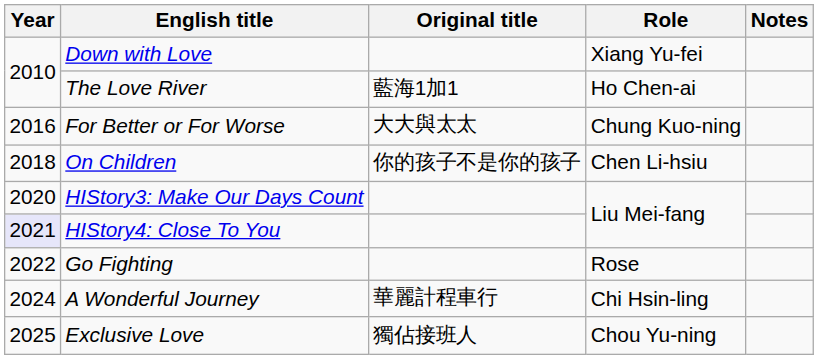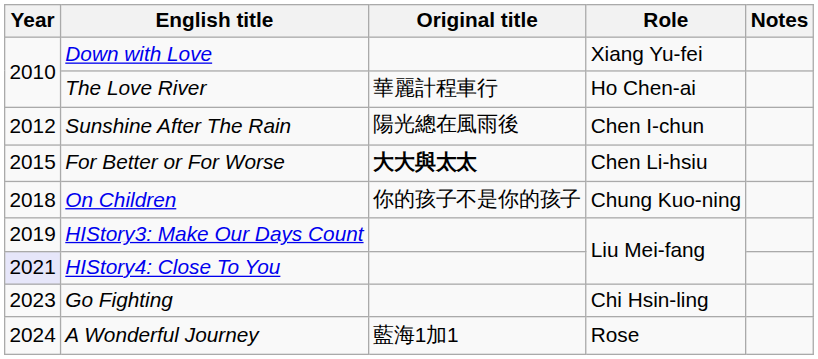(416, 88) 藍海1加1 -> (436, 88) 華麗計程車行
+ row: (178, 125)
(33, 125) 2016 -> (33, 162) 2015
(425, 125) normal -> (425, 162) bold
(666, 125) Chung Kuo-ning -> (649, 162) Chen Li-hsiu
(649, 162) Chen Li-hsiu -> (666, 199) Chung Kuo-ning
(33, 197) 2020 -> (33, 234) 2019
(33, 263) 2022 -> (33, 300) 2023
(615, 263) Rose -> (650, 300) Chi Hsin-ling
(436, 297) 華麗計程車行 -> (416, 334) 藍海1加1
(650, 298) Chi Hsin-ling -> (615, 335) Rose
- row: (135, 335)
